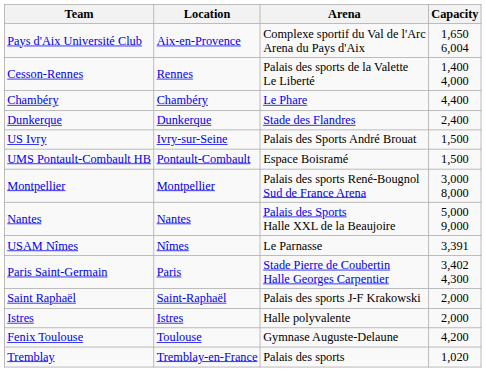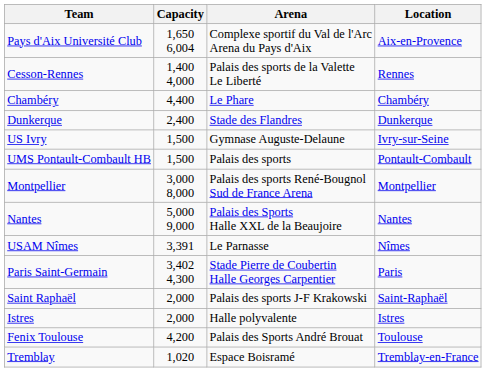columns swapped: (207, 14) <-> (455, 14)
(340, 139) Palais des Sports André Brouat -> (277, 139) Gymnase Auguste-Delaune
(306, 159) Espace Boisramé -> (250, 159) Palais des sports
(331, 337) Gymnase Auguste-Delaune -> (286, 337) Palais des Sports André Brouat
(304, 357) Palais des sports -> (252, 357) Espace Boisramé
